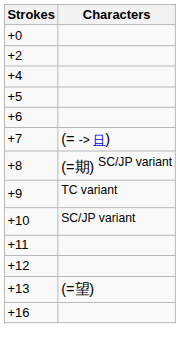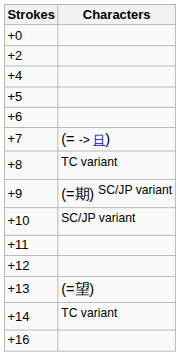(117, 165) (=期) SC/JP variant -> (89, 162) TC variant
(89, 190) TC variant -> (117, 193) (=期) SC/JP variant
+ row: (18, 316)
